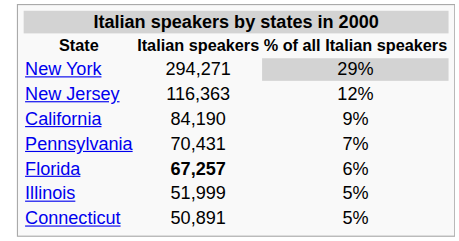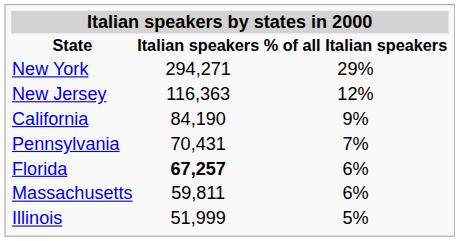(355, 69) lightgrey background -> (355, 69) no background
+ row: (72, 193)
- row: (73, 218)
